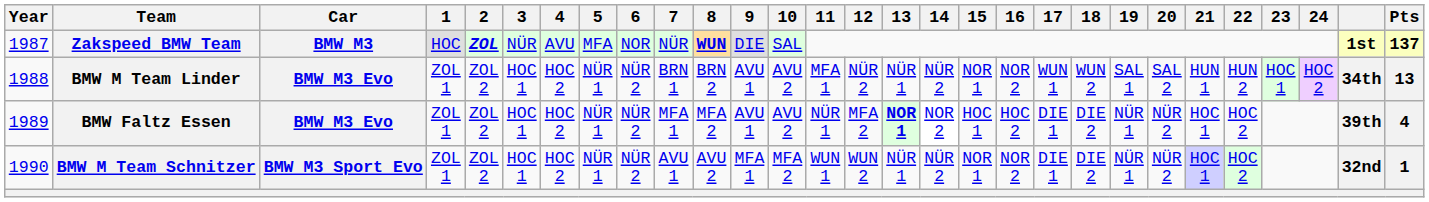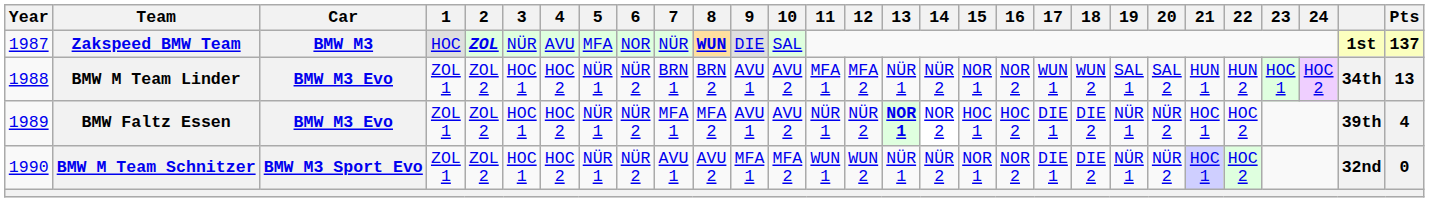(863, 79) NÜR 2 -> (863, 79) MFA 2
(863, 123) MFA 2 -> (863, 123) NÜR 2
(1404, 167) 1 -> (1404, 167) 0
